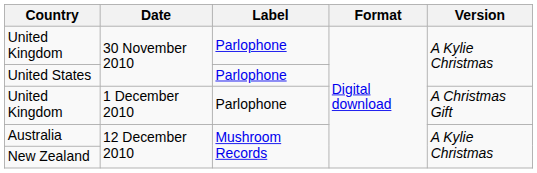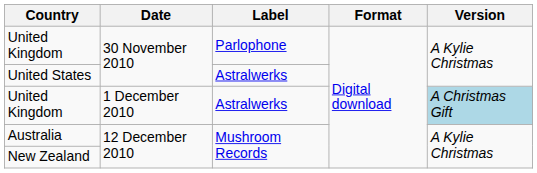(251, 75) Parlophone -> (251, 75) Astralwerks
(251, 105) Parlophone -> (251, 105) Astralwerks
(468, 105) no background -> (468, 105) lightblue background
